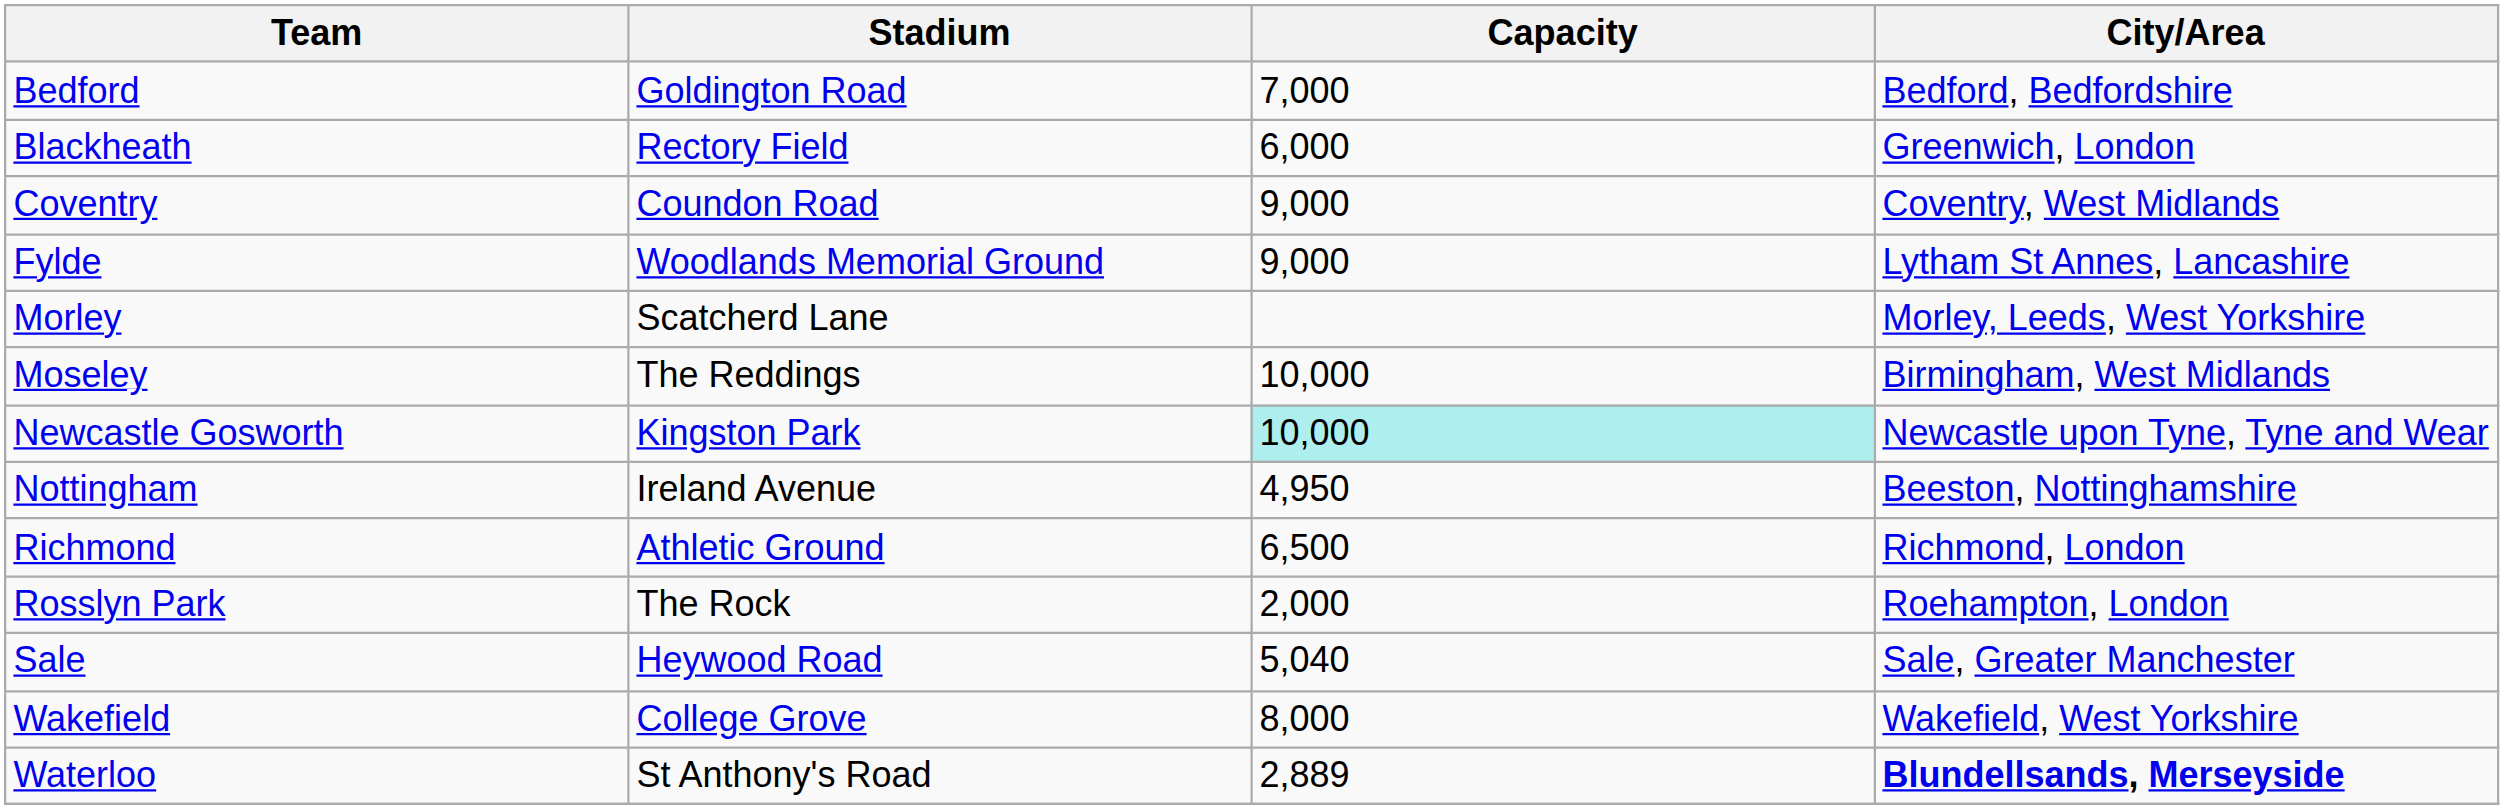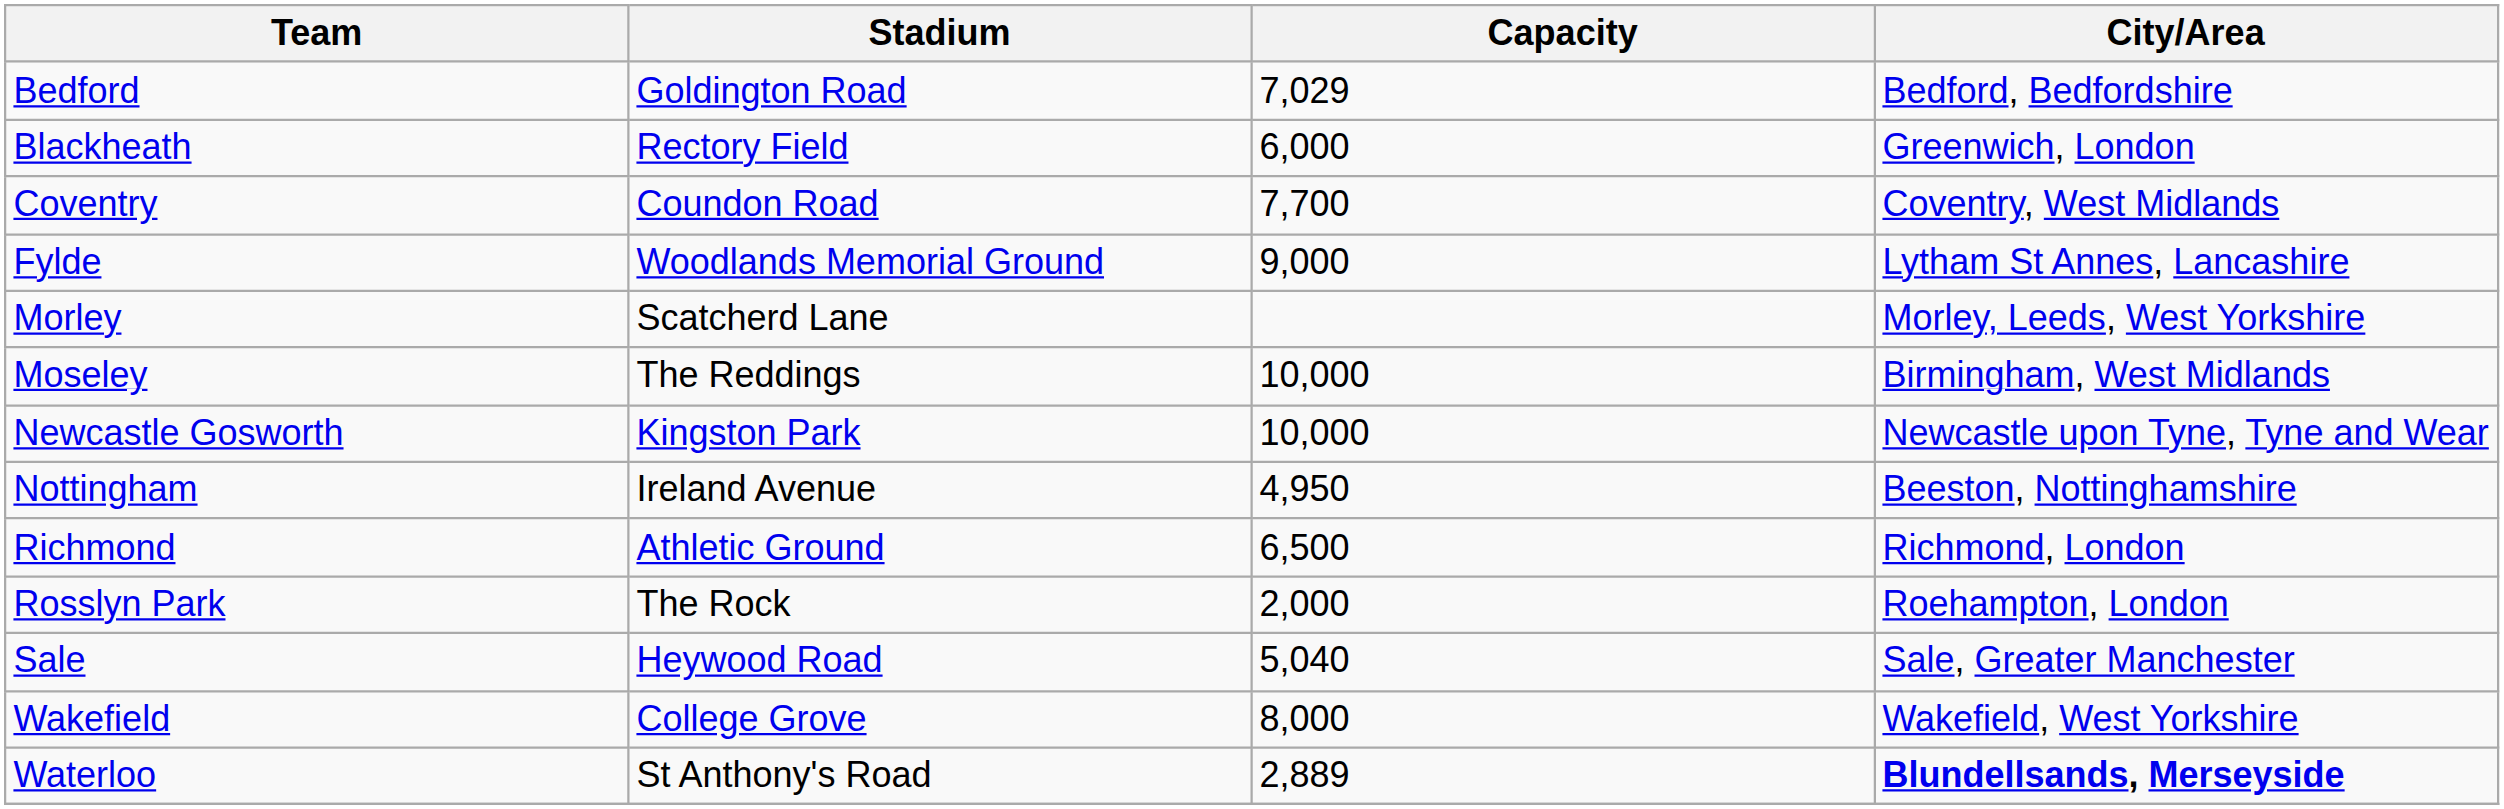(1304, 90) 7,000 -> (1304, 90) 7,029
(1304, 204) 9,000 -> (1304, 204) 7,700
(1314, 432) paleturquoise background -> (1314, 432) no background
